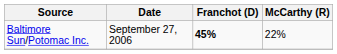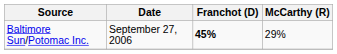(275, 35) 22% -> (275, 35) 29%
